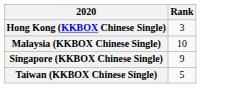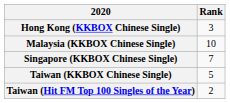(182, 59) 9 -> (211, 59) 7
+ row: (101, 91)
